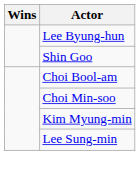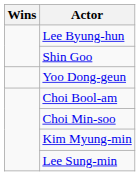+ row: (84, 77)
